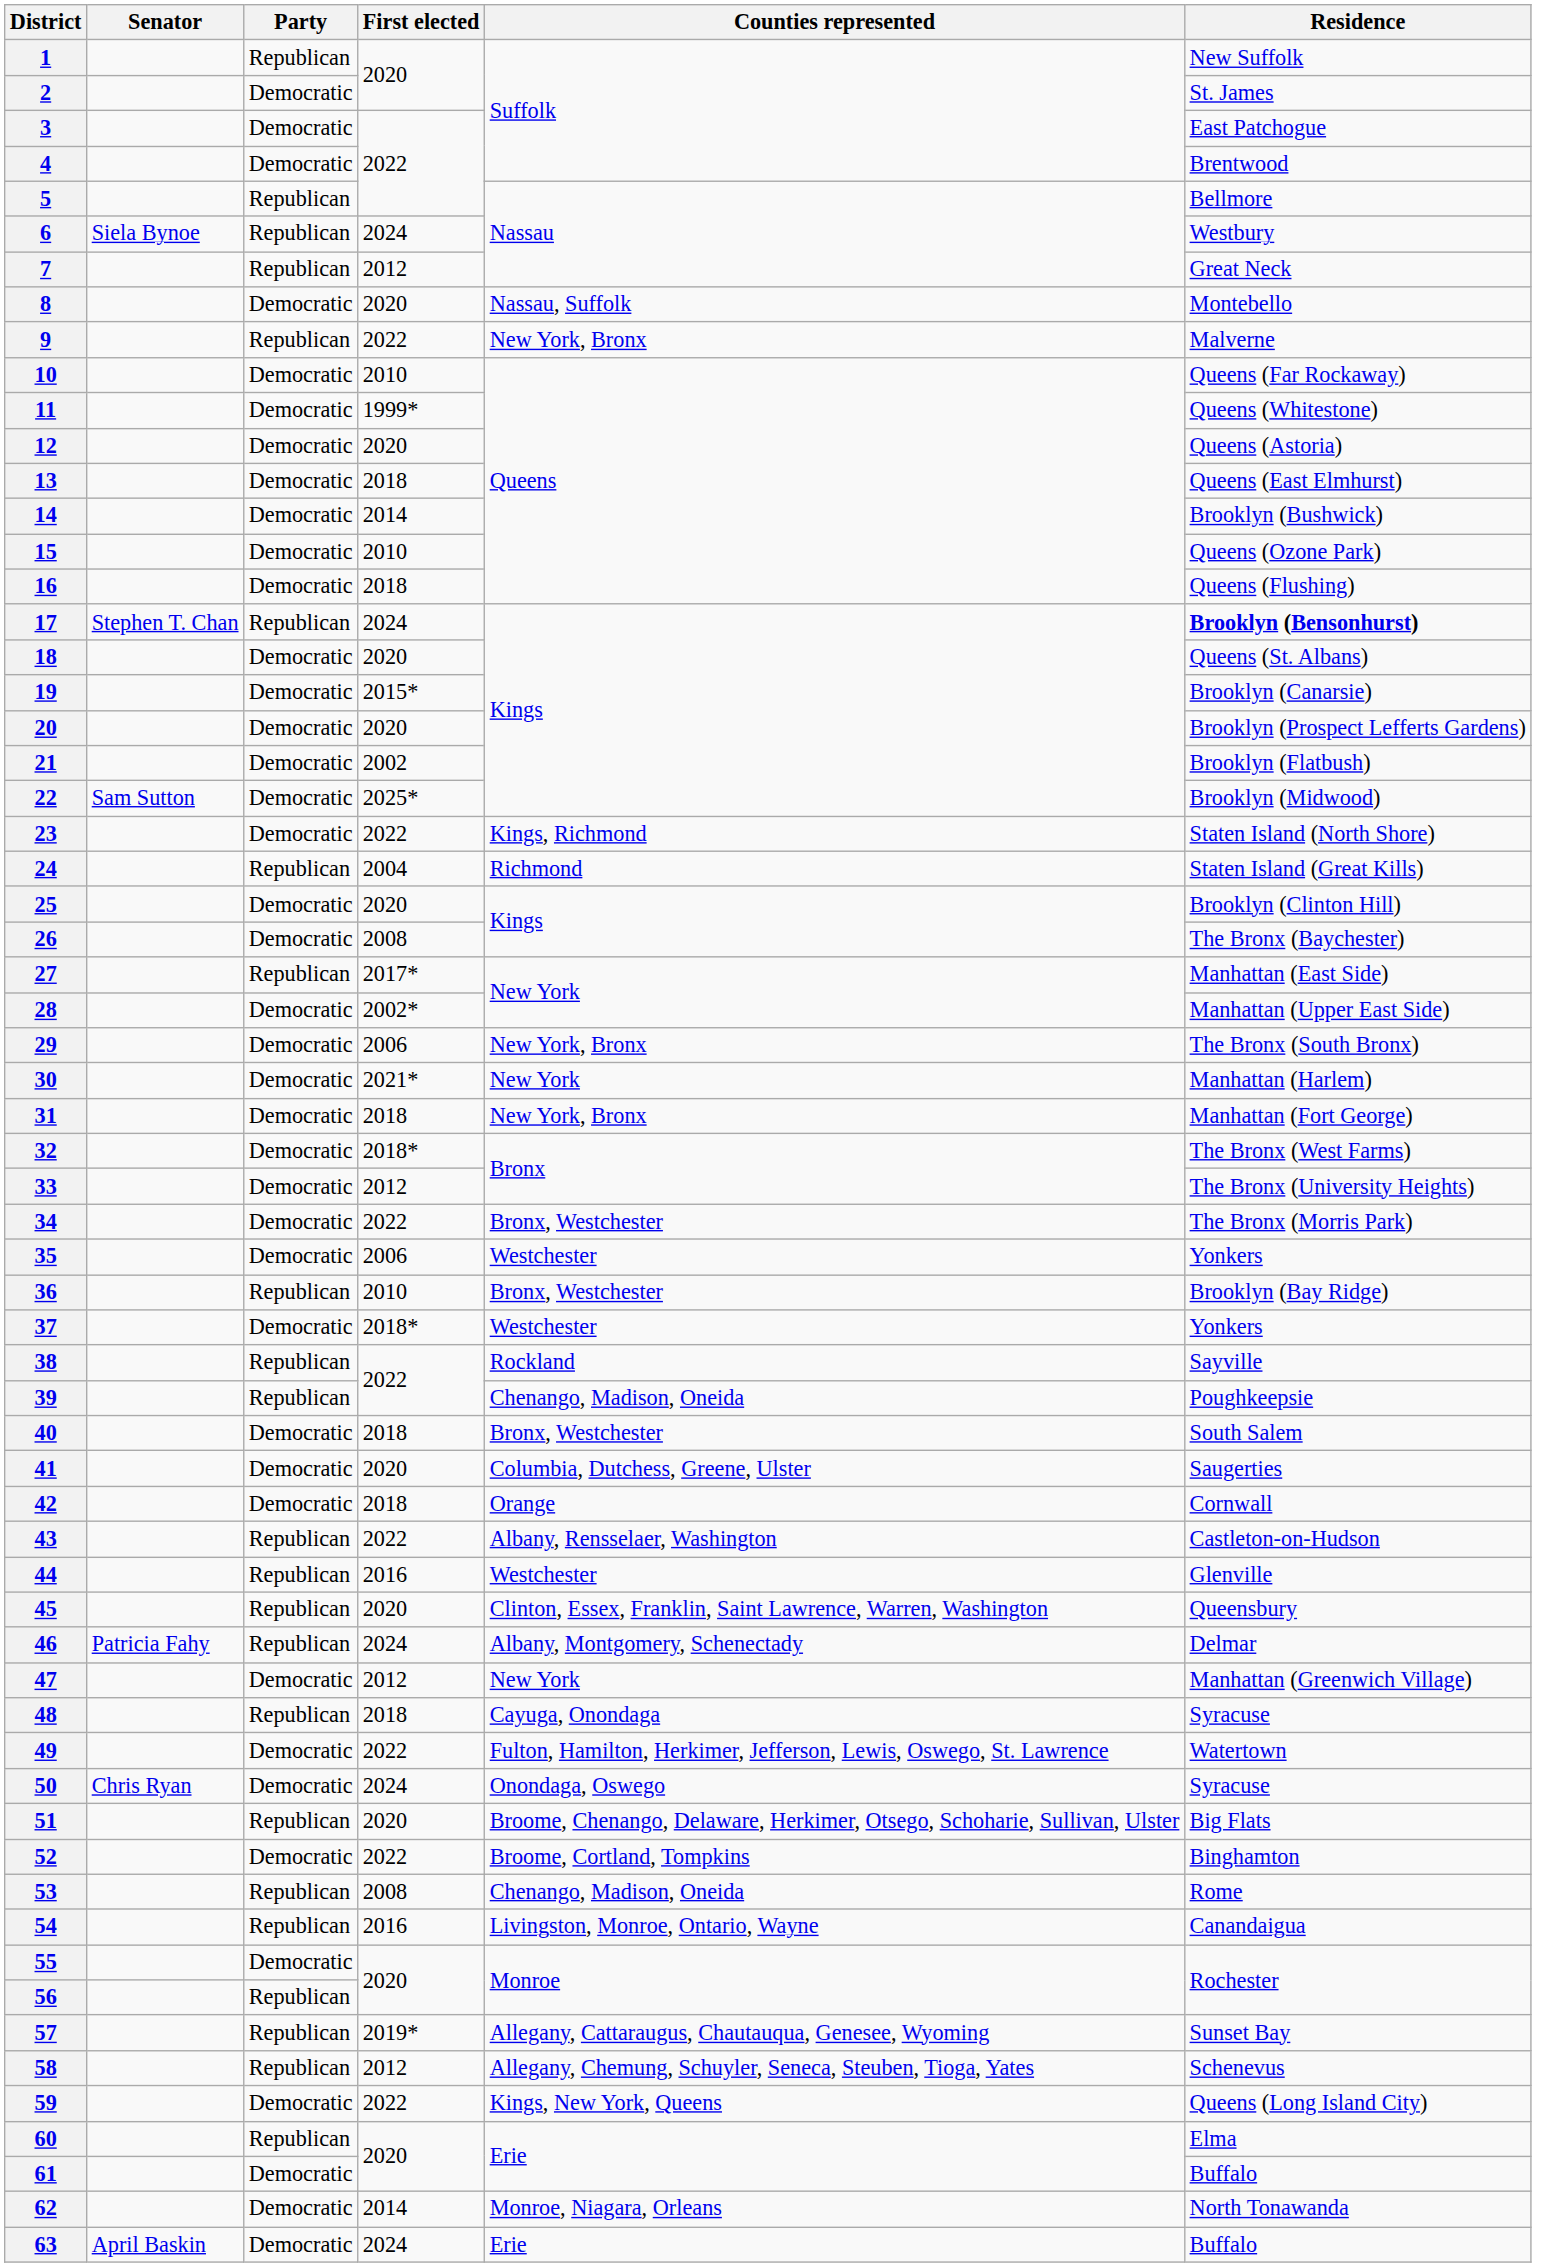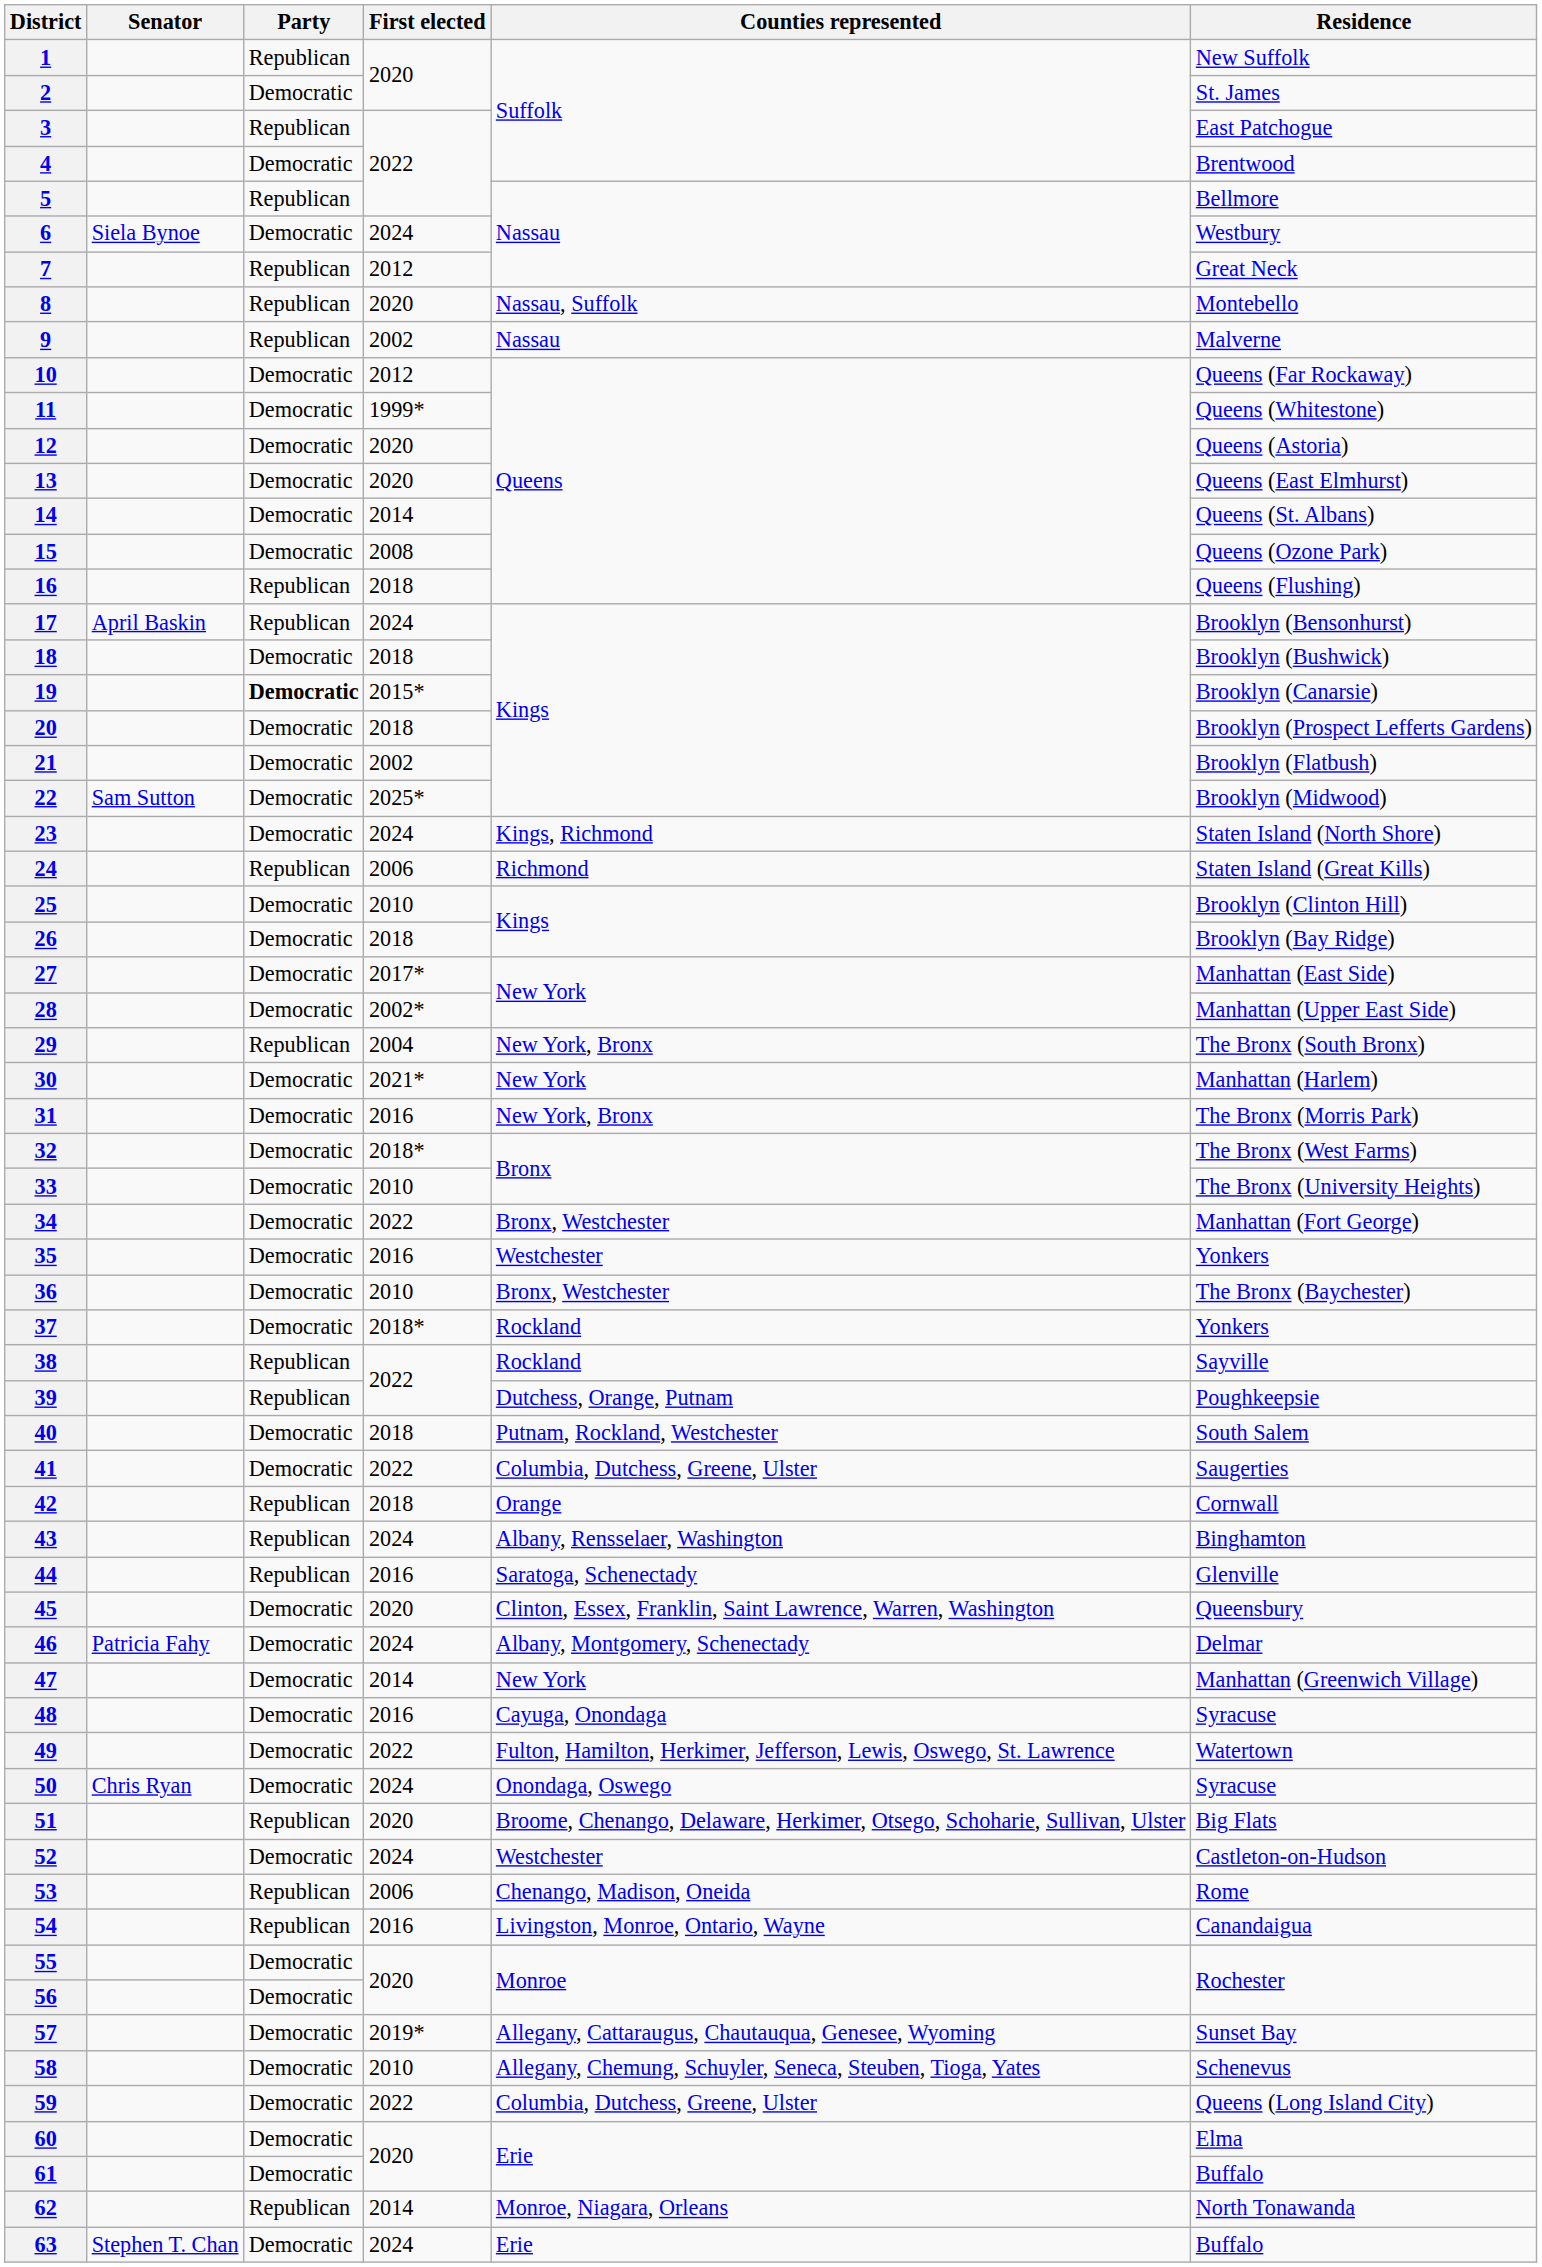(301, 127) Democratic -> (299, 127) Republican
(299, 233) Republican -> (301, 233) Democratic
(301, 304) Democratic -> (299, 304) Republican
(385, 339) 2022 -> (391, 339) 2002
(568, 339) New York, Bronx -> (528, 339) Nassau
(385, 374) 2010 -> (391, 374) 2012
(385, 480) 2018 -> (391, 480) 2020
(1286, 515) Brooklyn (Bushwick) -> (1285, 515) Queens (St. Albans)
(385, 551) 2010 -> (391, 551) 2008
(301, 586) Democratic -> (299, 586) Republican
(165, 621) Stephen T. Chan -> (149, 621) April Baskin
(1304, 621) bold -> (1304, 621) normal
(385, 657) 2020 -> (391, 657) 2018
(1279, 657) Queens (St. Albans) -> (1292, 657) Brooklyn (Bushwick)
(301, 692) normal -> (304, 692) bold
(385, 727) 2020 -> (391, 727) 2018
(385, 833) 2022 -> (391, 833) 2024
(385, 868) 2004 -> (391, 868) 2006
(385, 903) 2020 -> (391, 903) 2010
(385, 939) 2008 -> (391, 939) 2018
(1297, 939) The Bronx (Baychester) -> (1295, 939) Brooklyn (Bay Ridge)
(299, 974) Republican -> (301, 974) Democratic
(301, 1045) Democratic -> (299, 1045) Republican
(385, 1045) 2006 -> (391, 1045) 2004
(385, 1115) 2018 -> (391, 1115) 2016
(1301, 1115) Manhattan (Fort George) -> (1307, 1115) The Bronx (Morris Park)
(385, 1186) 2012 -> (391, 1186) 2010
(1301, 1221) The Bronx (Morris Park) -> (1307, 1221) Manhattan (Fort George)
(385, 1256) 2006 -> (391, 1256) 2016
(299, 1291) Republican -> (301, 1291) Democratic
(1289, 1291) Brooklyn (Bay Ridge) -> (1303, 1291) The Bronx (Baychester)
(543, 1327) Westchester -> (538, 1327) Rockland
(617, 1397) Chenango, Madison, Oneida -> (614, 1397) Dutchess, Orange, Putnam
(576, 1432) Bronx, Westchester -> (637, 1432) Putnam, Rockland, Westchester
(385, 1468) 2020 -> (391, 1468) 2022
(301, 1503) Democratic -> (299, 1503) Republican
(385, 1538) 2022 -> (391, 1538) 2024
(1285, 1538) Castleton-on-Hudson -> (1251, 1538) Binghamton
(543, 1574) Westchester -> (597, 1574) Saratoga, Schenectady
(299, 1609) Republican -> (301, 1609) Democratic
(299, 1644) Republican -> (301, 1644) Democratic
(385, 1679) 2012 -> (391, 1679) 2014
(299, 1715) Republican -> (301, 1715) Democratic
(385, 1715) 2018 -> (391, 1715) 2016
(385, 1856) 2022 -> (391, 1856) 2024
(620, 1856) Broome, Cortland, Tompkins -> (549, 1856) Westchester
(1245, 1856) Binghamton -> (1291, 1856) Castleton-on-Hudson
(385, 1891) 2008 -> (391, 1891) 2006
(299, 1997) Republican -> (301, 1997) Democratic
(299, 2032) Republican -> (301, 2032) Democratic
(299, 2067) Republican -> (301, 2067) Democratic
(385, 2067) 2012 -> (391, 2067) 2010
(606, 2103) Kings, New York, Queens -> (656, 2103) Columbia, Dutchess, Greene, Ulster
(299, 2138) Republican -> (301, 2138) Democratic
(301, 2208) Democratic -> (299, 2208) Republican
(149, 2244) April Baskin -> (165, 2244) Stephen T. Chan
